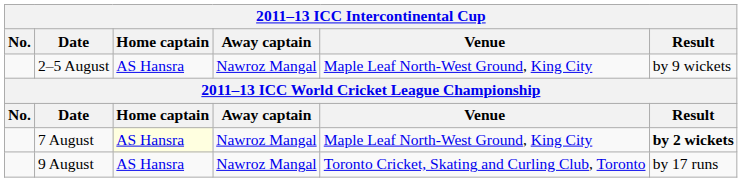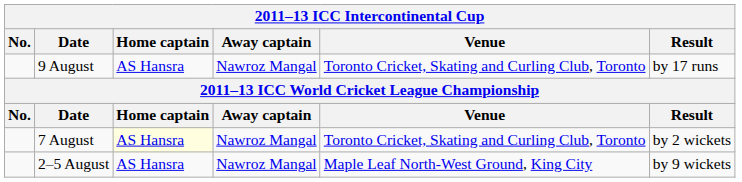rows swapped: (74, 66) <-> (66, 164)
(458, 139) Maple Leaf North-West Ground, King City -> (485, 139) Toronto Cricket, Skating and Curling Club, Toronto
(693, 139) bold -> (692, 139) normal
